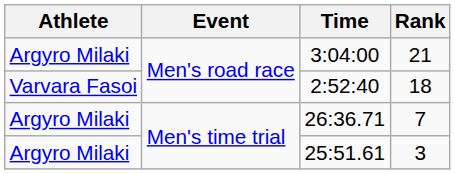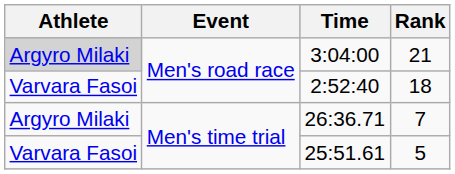(69, 54) no background -> (69, 54) lightgrey background
(69, 153) Argyro Milaki -> (73, 153) Varvara Fasoi
(420, 153) 3 -> (420, 153) 5
